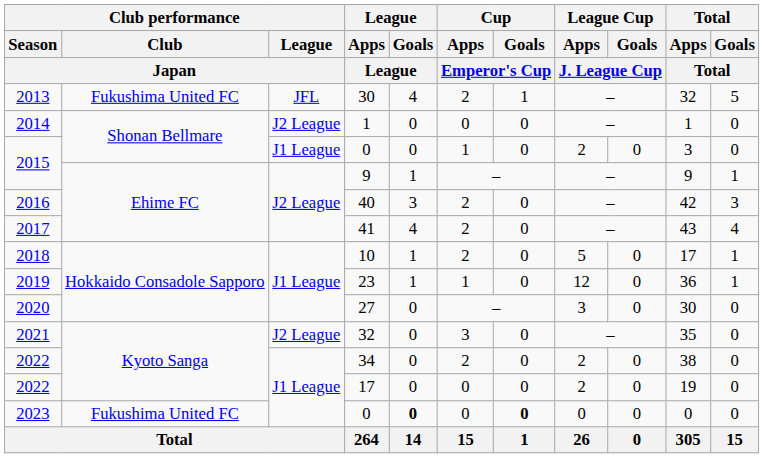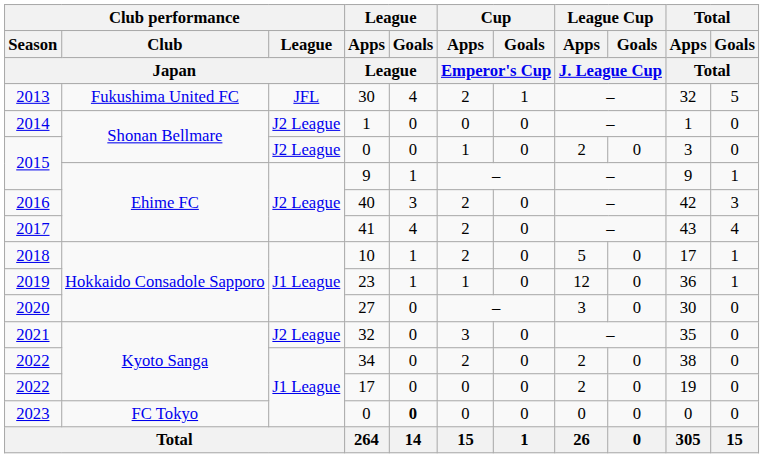(306, 149) J1 League -> (306, 149) J2 League
(165, 413) Fukushima United FC -> (165, 413) FC Tokyo
(524, 413) bold -> (524, 413) normal
